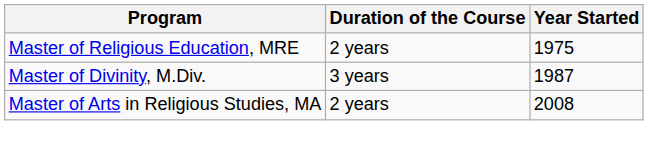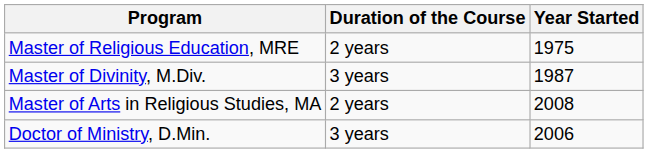+ row: (110, 133)
